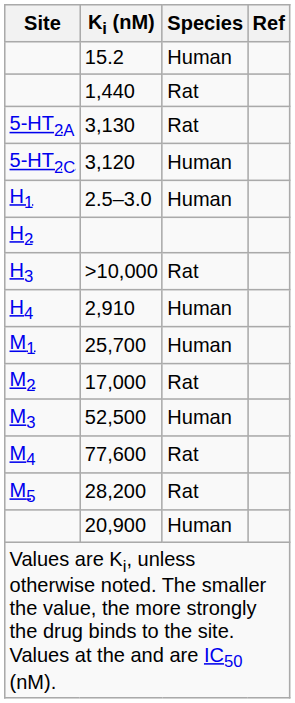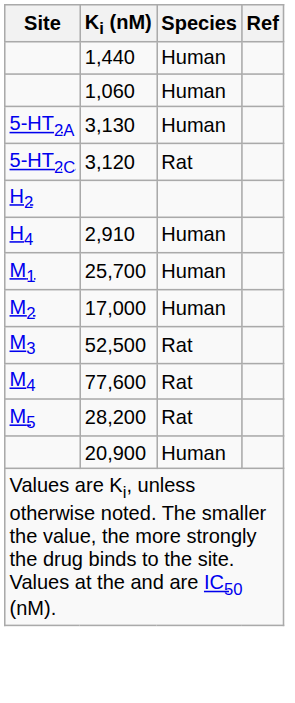- row: (104, 58)
(183, 90) Rat -> (194, 58) Human
+ row: (110, 90)
(183, 125) Rat -> (194, 125) Human
(200, 162) Human -> (177, 162) Rat
- row: (118, 198)
- row: (121, 271)
(183, 381) Rat -> (194, 308) Human
(200, 418) Human -> (177, 345) Rat
